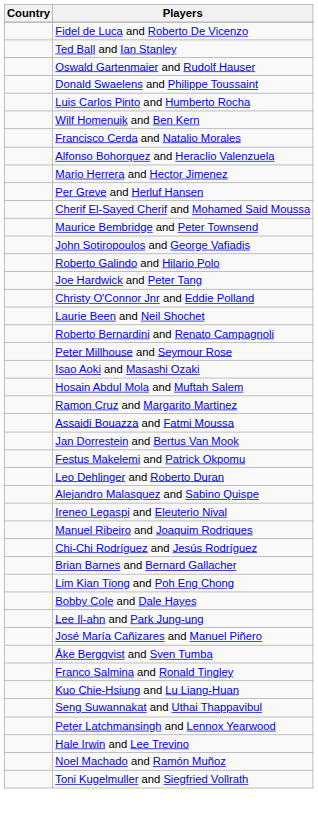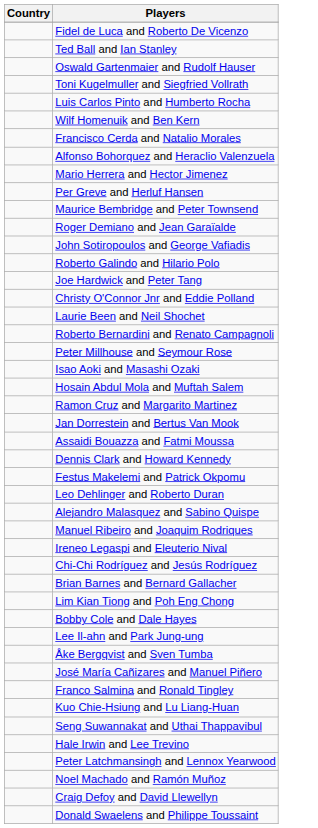rows swapped: (157, 85) <-> (152, 779)
- row: (183, 209)
+ row: (146, 227)
rows swapped: (145, 423) <-> (147, 441)
+ row: (143, 459)
rows swapped: (141, 512) <-> (154, 530)
rows swapped: (159, 637) <-> (134, 654)
rows swapped: (166, 726) <-> (122, 744)
+ row: (137, 797)
